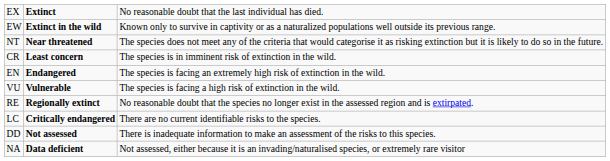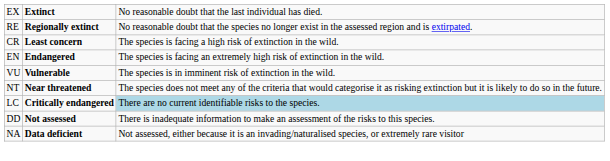- row: (14, 27)
rows swapped: (13, 103) <-> (13, 42)
(228, 57) The species is in imminent risk of extinction in the wild. -> (228, 42) The species is facing a high risk of extinction in the wild.
(230, 88) The species is facing a high risk of extinction in the wild. -> (227, 73) The species is in imminent risk of extinction in the wild.
(220, 118) no background -> (219, 103) lightblue background
